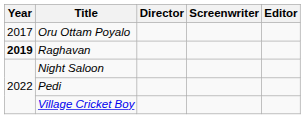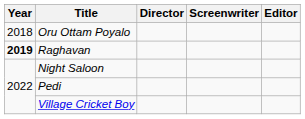(20, 31) 2017 -> (20, 31) 2018
